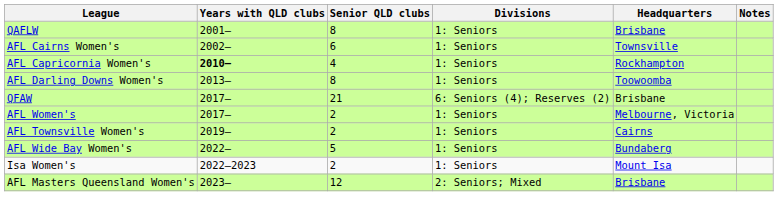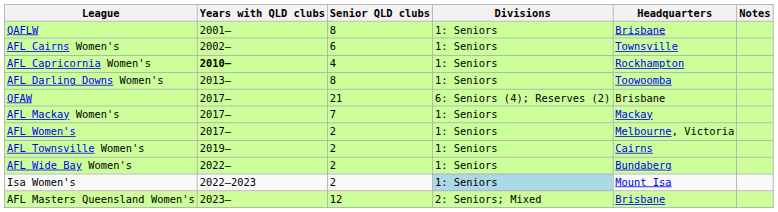+ row: (63, 115)
(333, 148) 5 -> (333, 165) 2
(466, 165) no background -> (466, 182) lightblue background
